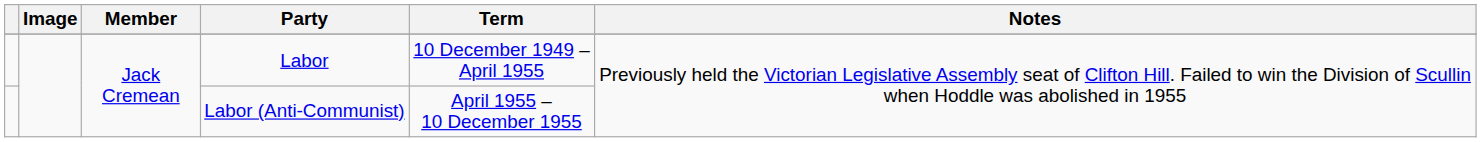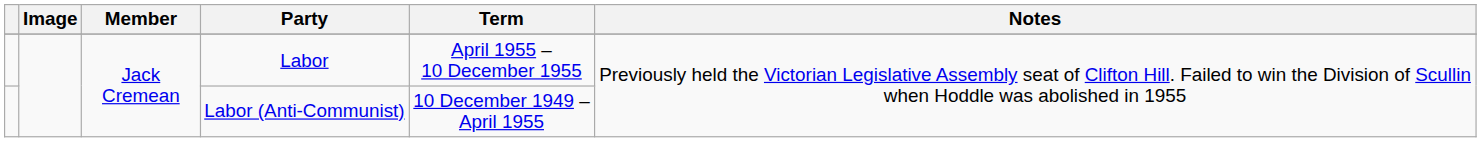(501, 60) 10 December 1949 – April 1955 -> (501, 60) April 1955 – 10 December 1955
(501, 111) April 1955 – 10 December 1955 -> (501, 111) 10 December 1949 – April 1955
